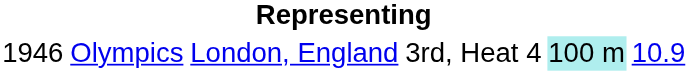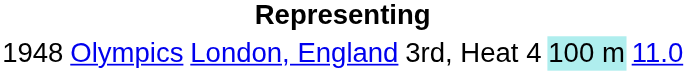(33, 53) 1946 -> (33, 53) 1948
(658, 53) 10.9 -> (657, 53) 11.0
